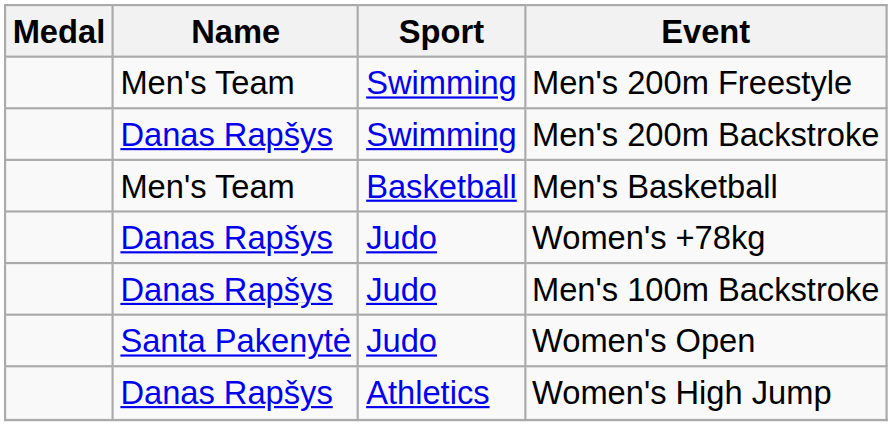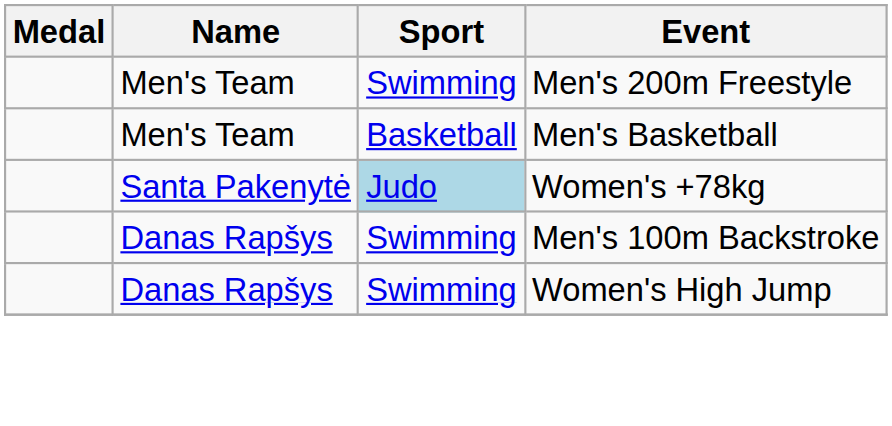- row: (706, 135)
(227, 238) Danas Rapšys -> (236, 186) Santa Pakenytė
(402, 238) no background -> (402, 186) lightblue background
(402, 290) Judo -> (441, 238) Swimming
- row: (644, 342)
(428, 393) Athletics -> (441, 290) Swimming
